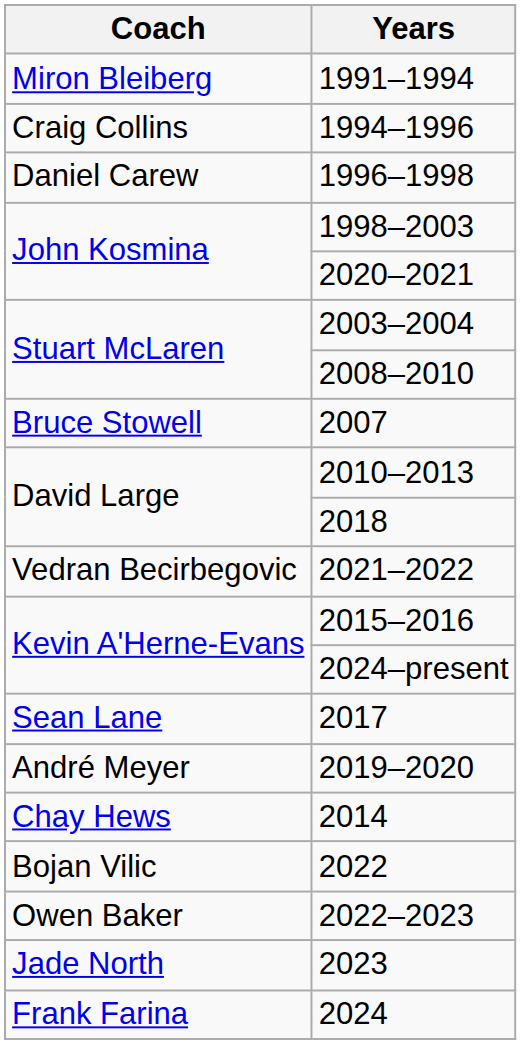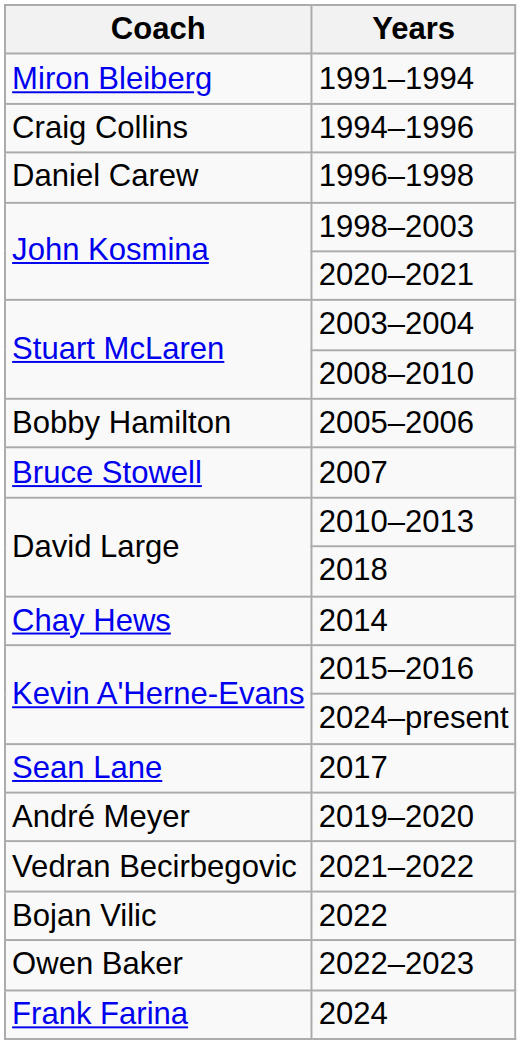+ row: (396, 422)
rows swapped: (353, 816) <-> (396, 570)
- row: (353, 964)
